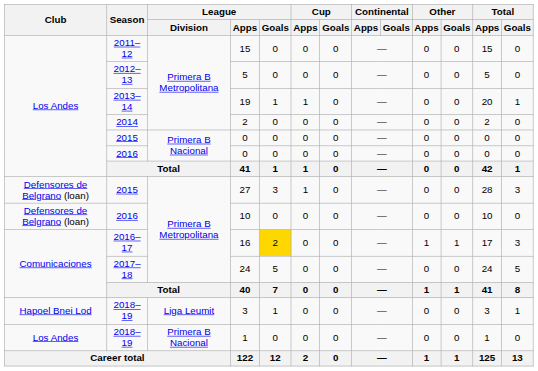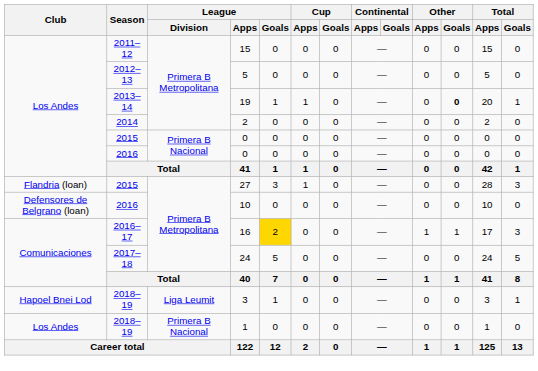(457, 101) normal -> (457, 101) bold
(56, 189) Defensores de Belgrano (loan) -> (56, 184) Flandria (loan)
